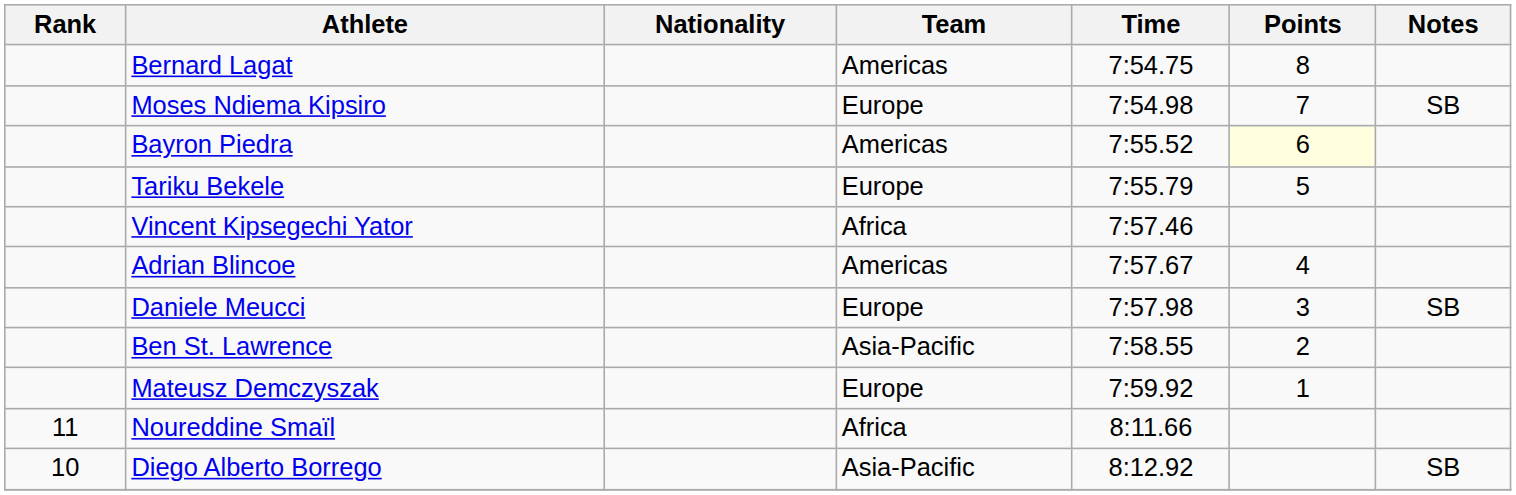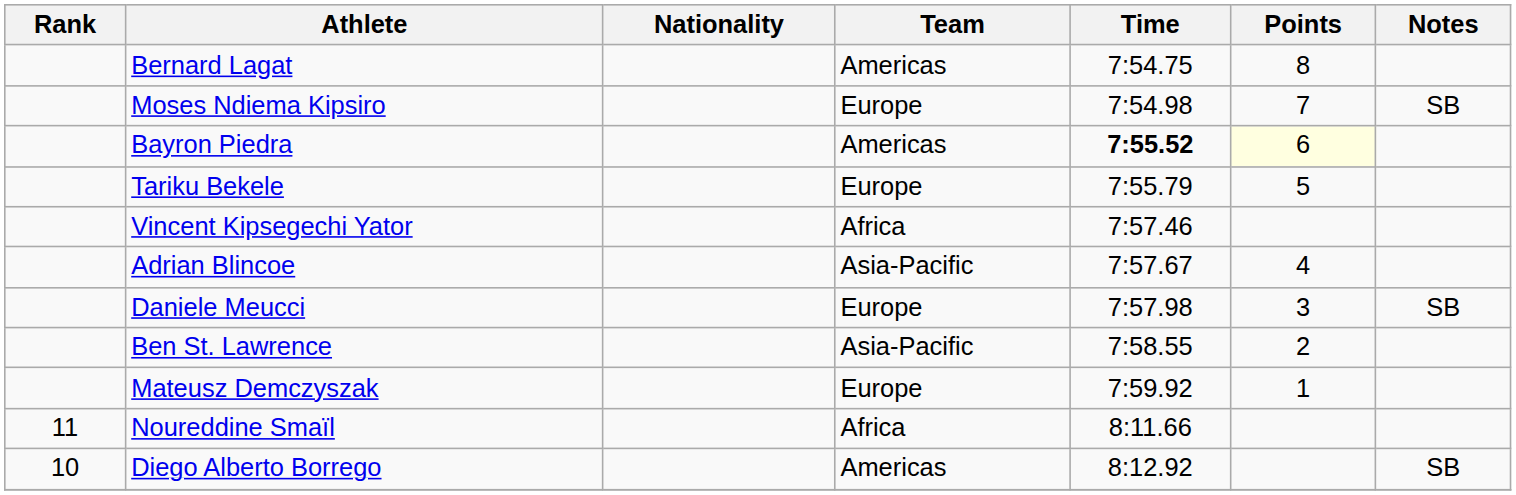(1151, 145) normal -> (1150, 145) bold
(895, 266) Americas -> (907, 266) Asia-Pacific
(908, 468) Asia-Pacific -> (893, 468) Americas
